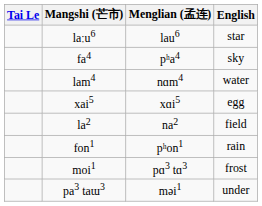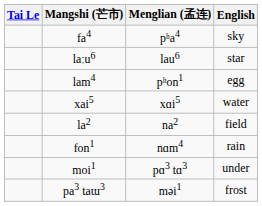rows swapped: (84, 58) <-> (84, 36)
(170, 80) nɑm4 -> (170, 80) pʰon1
(236, 80) water -> (236, 80) egg
(236, 102) egg -> (236, 102) water
(170, 146) pʰon1 -> (170, 146) nɑm4
(236, 168) frost -> (236, 168) under
(236, 190) under -> (236, 190) frost
